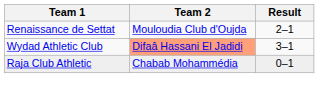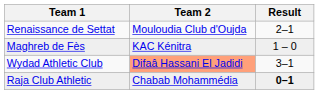+ row: (46, 47)
(285, 64) normal -> (285, 81) bold
